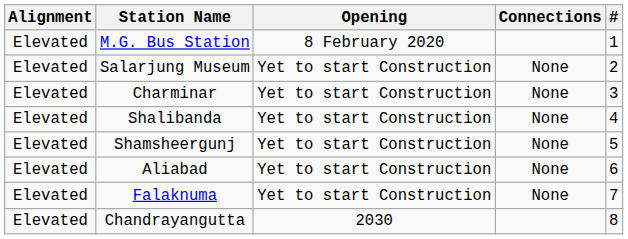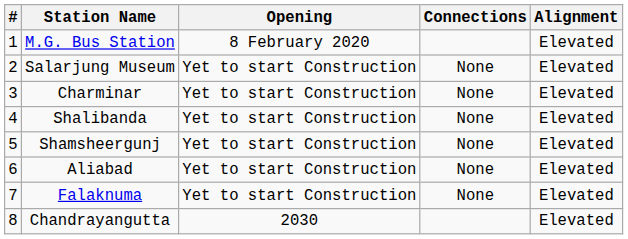columns swapped: (614, 17) <-> (50, 17)
